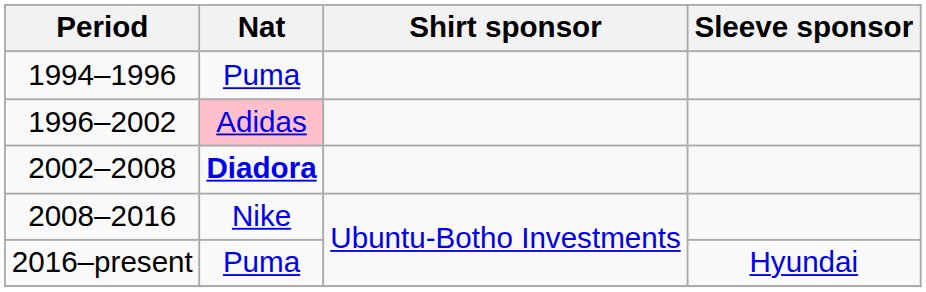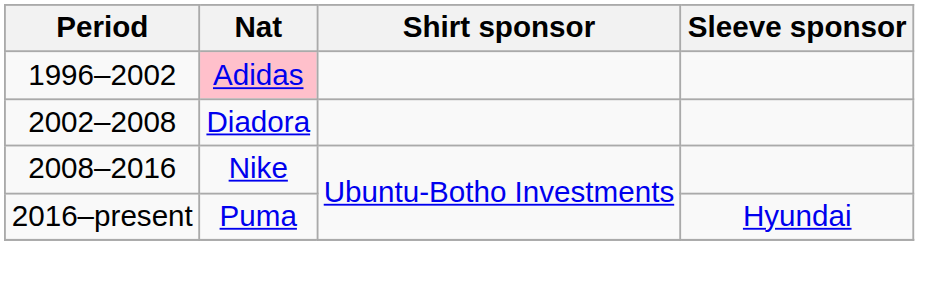- row: (102, 74)
(262, 168) bold -> (258, 121) normal
